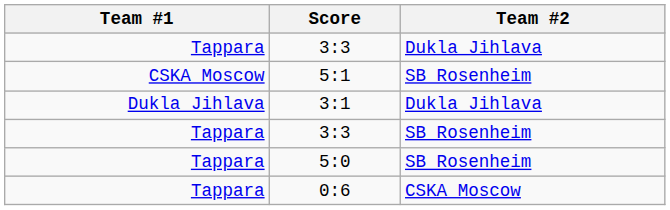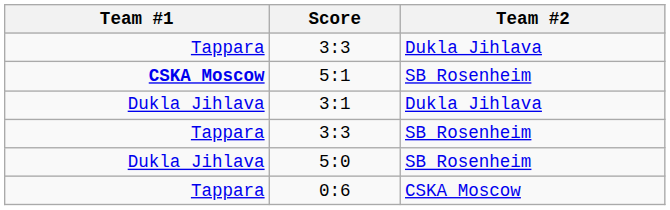(207, 76) normal -> (207, 76) bold
(228, 162) Tappara -> (196, 162) Dukla Jihlava
